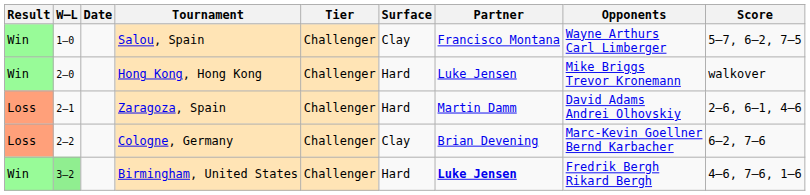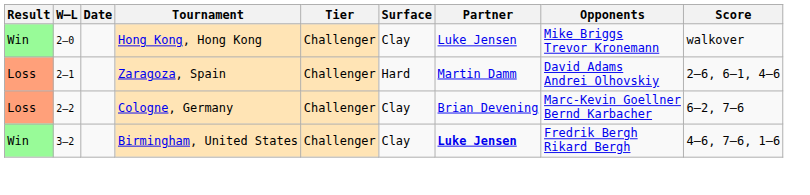- row: (161, 41)
(396, 74) Hard -> (396, 41) Clay
(65, 175) lightgreen background -> (65, 141) no background
(396, 174) Hard -> (396, 140) Clay
